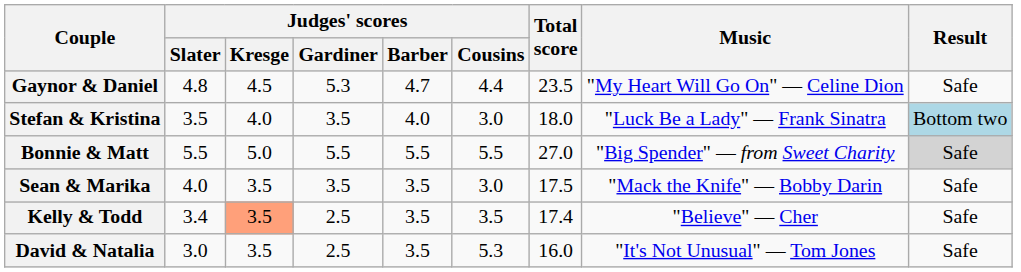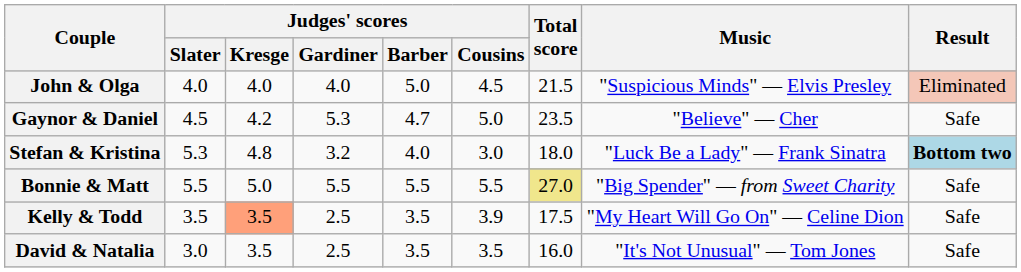+ row: (85, 86)
(195, 86) 4.8 -> (195, 119) 4.5
(259, 86) 4.5 -> (259, 119) 4.2
(491, 86) 4.4 -> (491, 119) 5.0
(745, 86) "My Heart Will Go On" — Celine Dion -> (745, 119) "Believe" — Cher
(195, 119) 3.5 -> (195, 152) 5.3
(259, 119) 4.0 -> (259, 152) 4.8
(338, 119) 3.5 -> (338, 152) 3.2
(960, 119) normal -> (962, 152) bold
(556, 152) no background -> (556, 185) khaki background
(960, 152) lightgrey background -> (962, 185) no background
- row: (85, 185)
(195, 217) 3.4 -> (195, 217) 3.5
(491, 217) 3.5 -> (491, 217) 3.9
(556, 217) 17.4 -> (556, 217) 17.5
(745, 217) "Believe" — Cher -> (745, 217) "My Heart Will Go On" — Celine Dion
(491, 250) 5.3 -> (491, 250) 3.5
